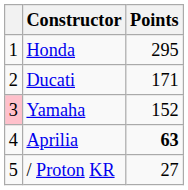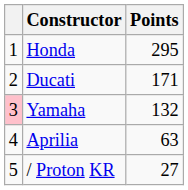(165, 109) 152 -> (165, 109) 132
(170, 140) bold -> (170, 140) normal
